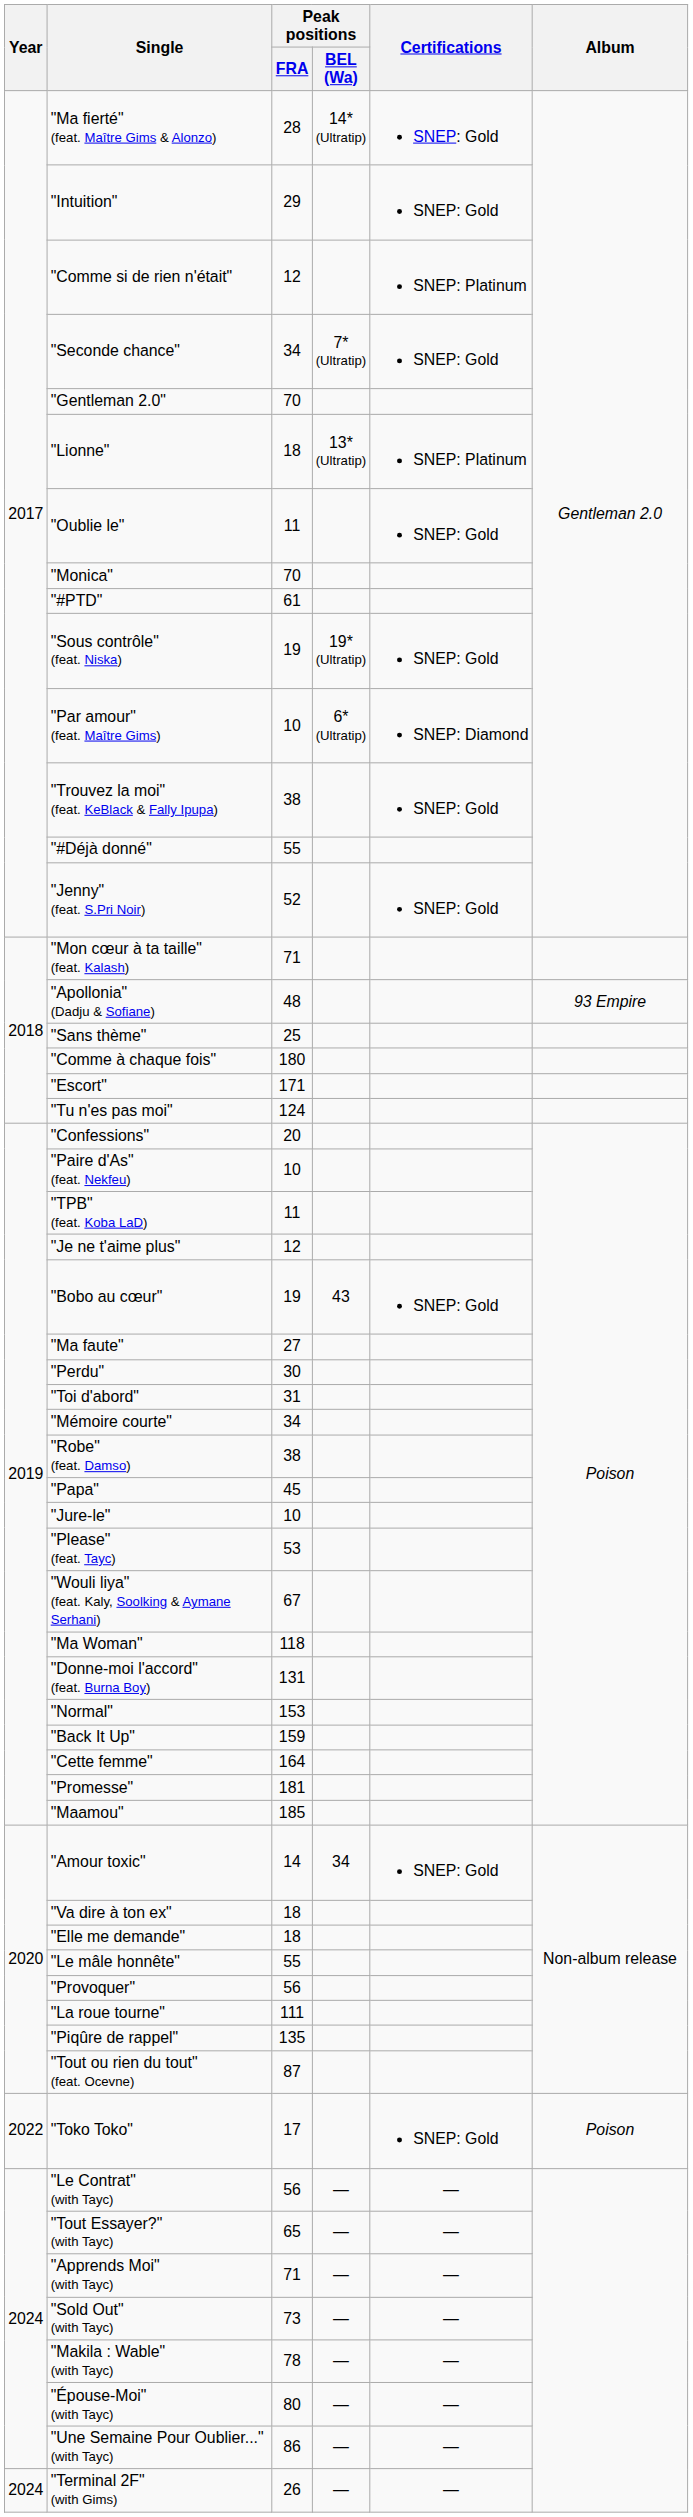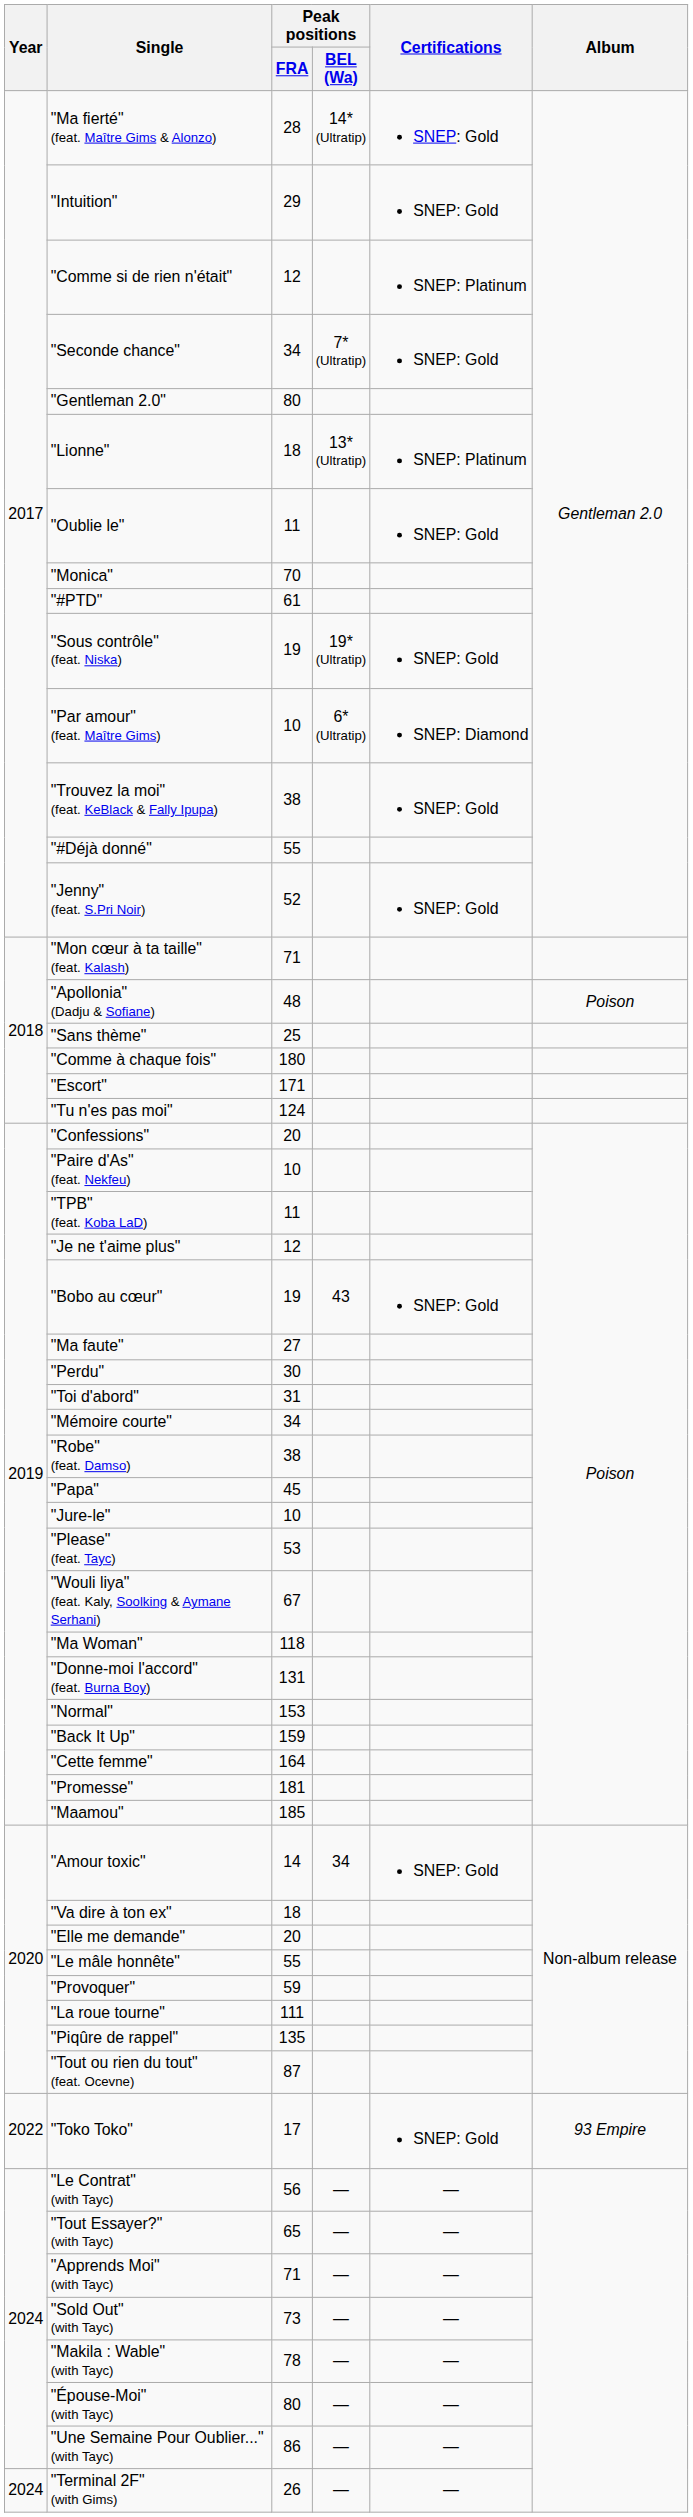(292, 401) 70 -> (292, 401) 80
(610, 1001) 93 Empire -> (610, 1001) Poison
(292, 1937) 18 -> (292, 1937) 20
(292, 1987) 56 -> (292, 1987) 59
(610, 2130) Poison -> (610, 2130) 93 Empire
